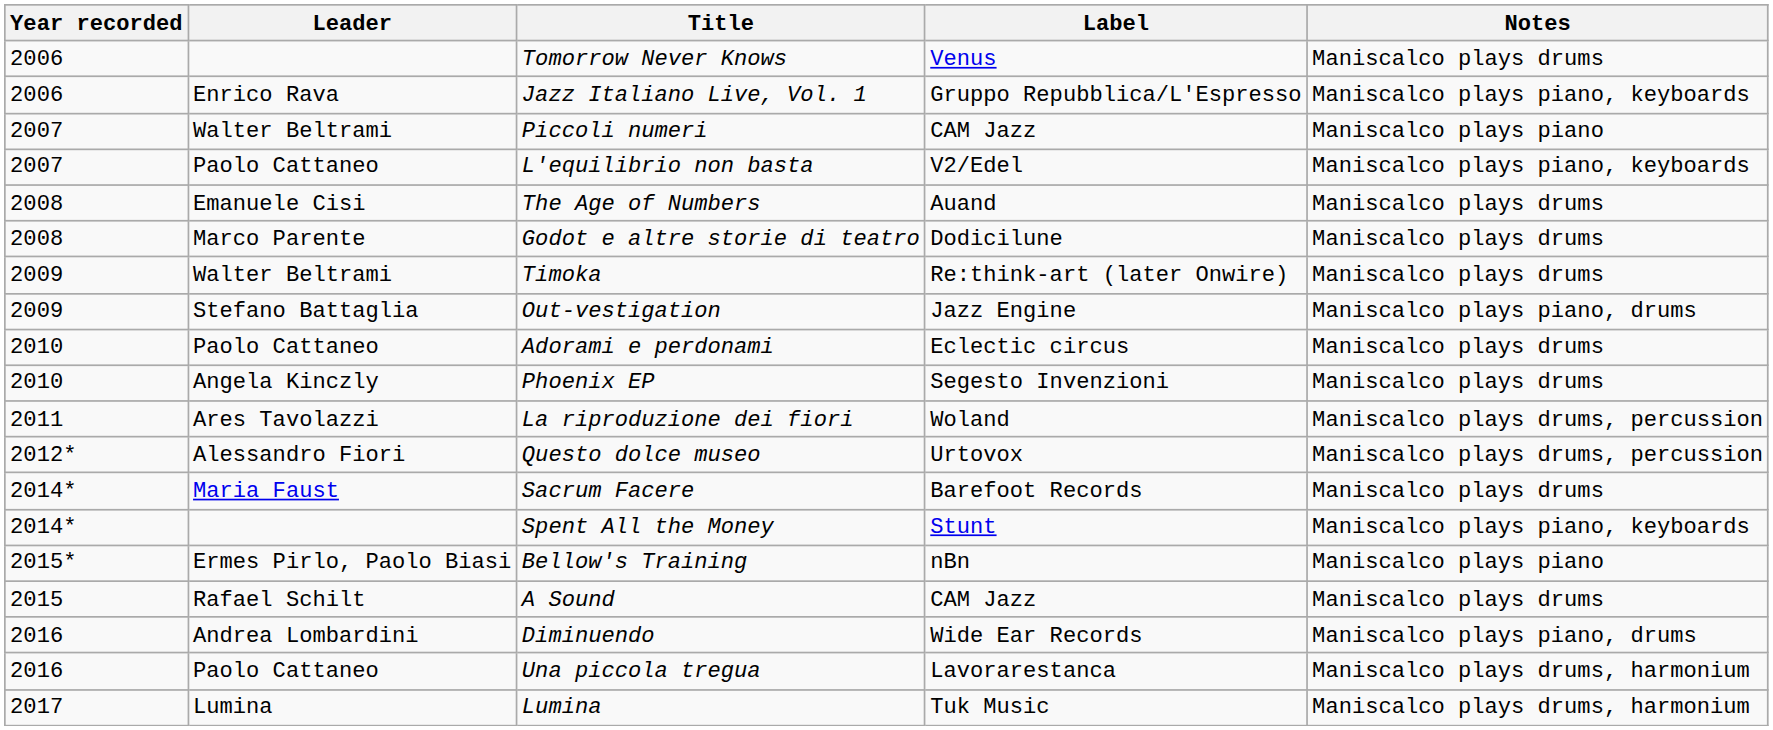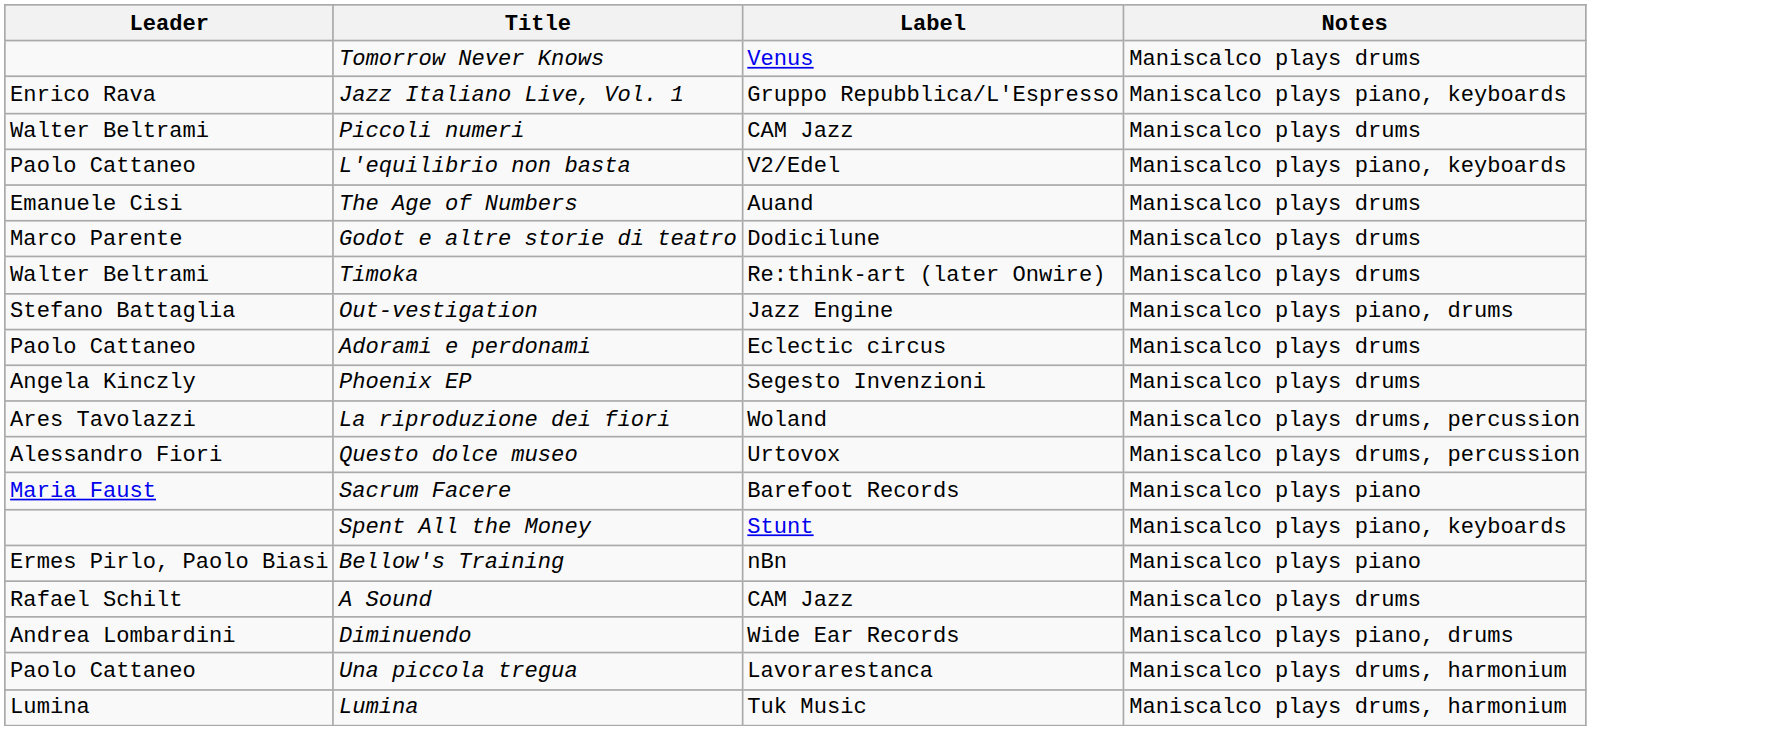- column: (96, 23)
(1458, 131) Maniscalco plays piano -> (1275, 131) Maniscalco plays drums
(1458, 491) Maniscalco plays drums -> (1275, 491) Maniscalco plays piano
